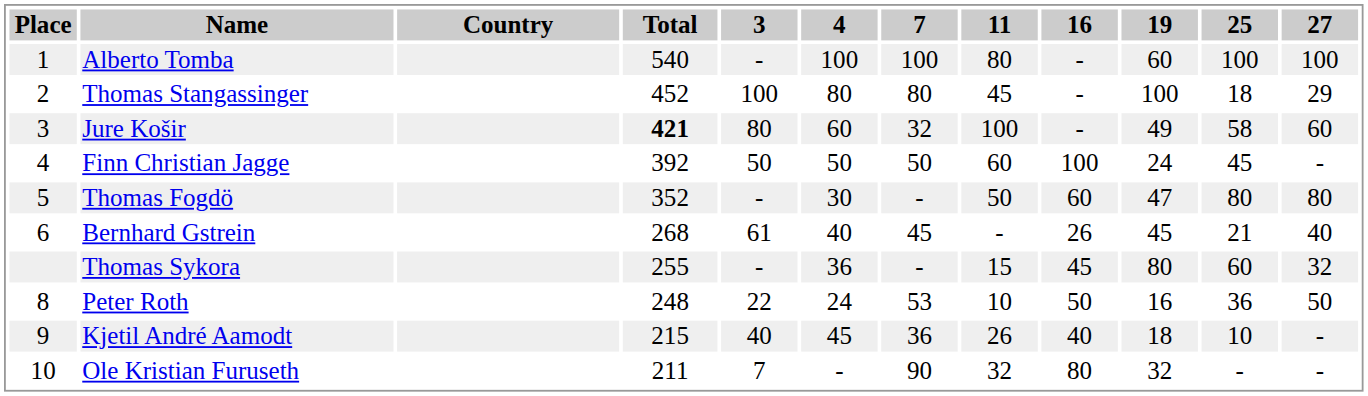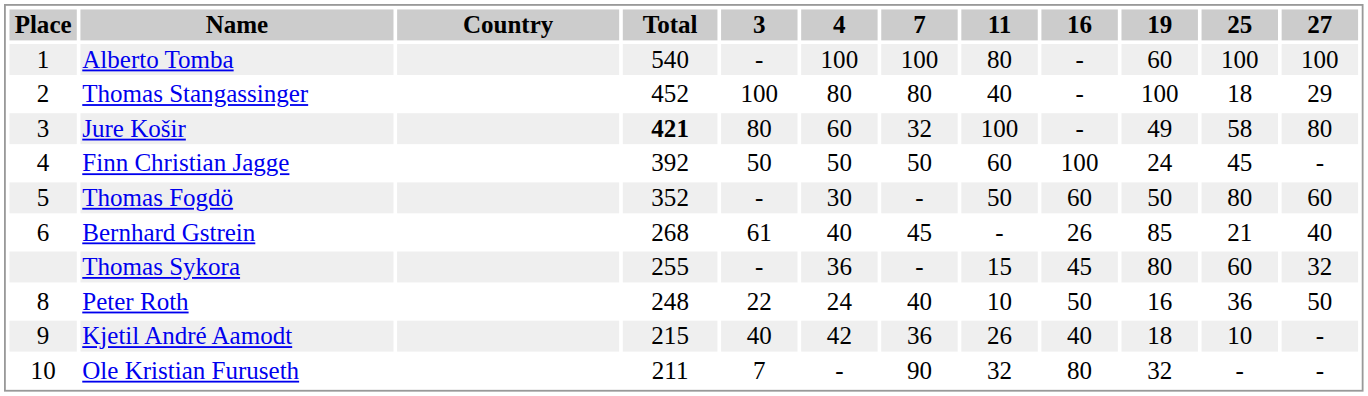(1000, 94) 45 -> (1000, 94) 40
(1320, 129) 60 -> (1320, 129) 80
(1160, 198) 47 -> (1160, 198) 50
(1320, 198) 80 -> (1320, 198) 60
(1160, 232) 45 -> (1160, 232) 85
(919, 302) 53 -> (919, 302) 40
(839, 336) 45 -> (839, 336) 42
